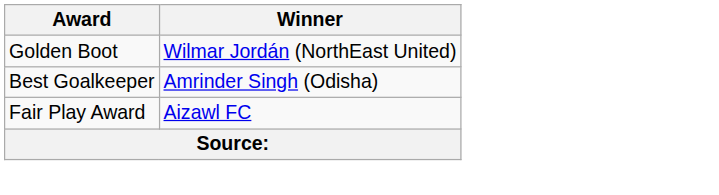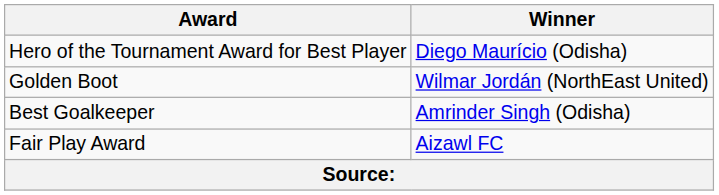+ row: (208, 50)
